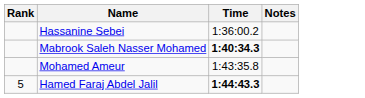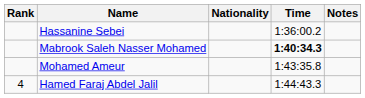+ column: (240, 13)
(21, 84) 5 -> (21, 84) 4
(235, 84) bold -> (298, 84) normal
